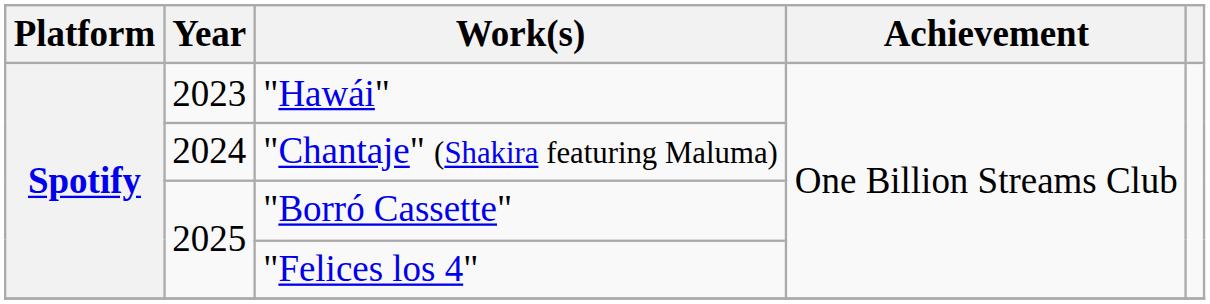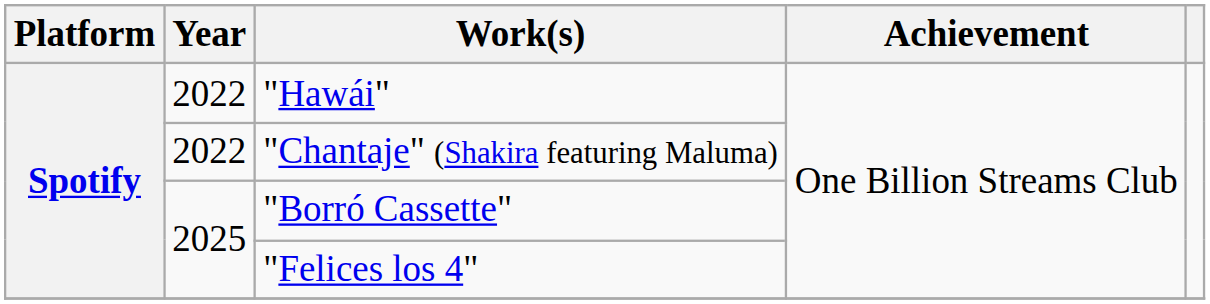(209, 92) 2023 -> (209, 92) 2022
(209, 151) 2024 -> (209, 151) 2022
